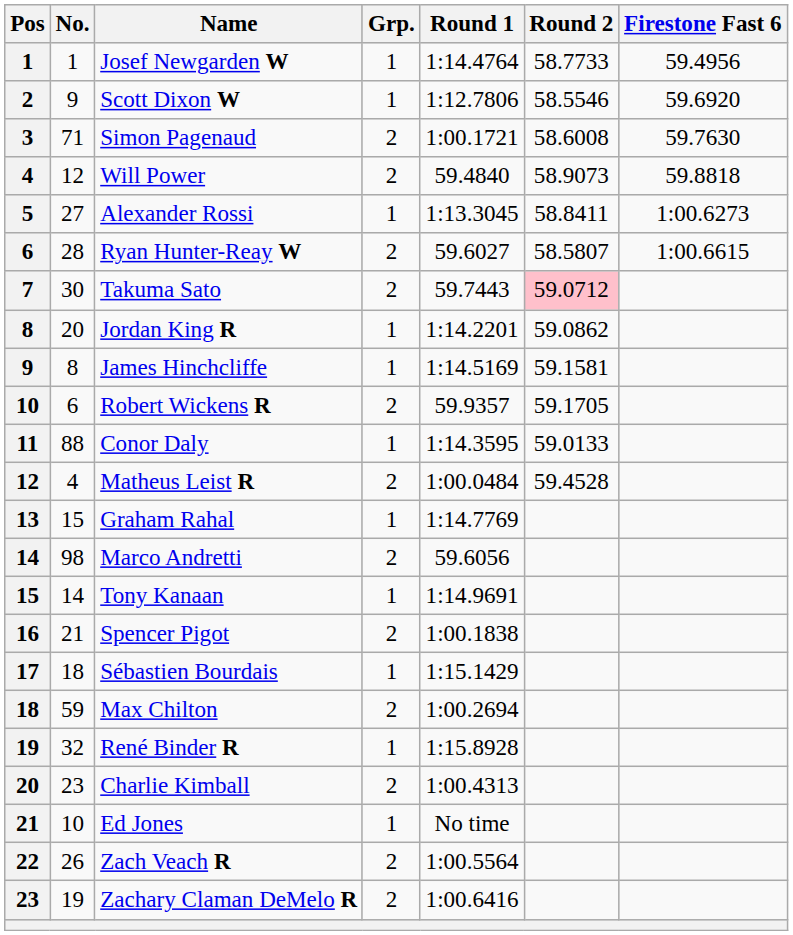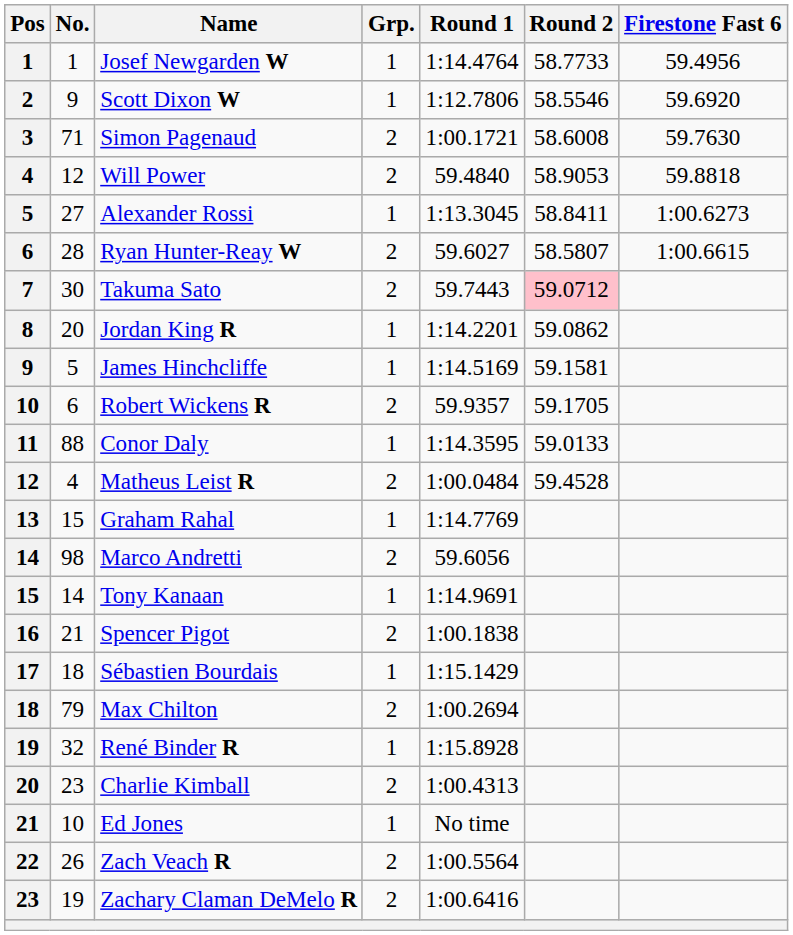(571, 176) 58.9073 -> (571, 176) 58.9053
(72, 366) 8 -> (72, 366) 5
(72, 709) 59 -> (72, 709) 79
